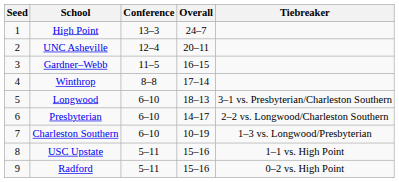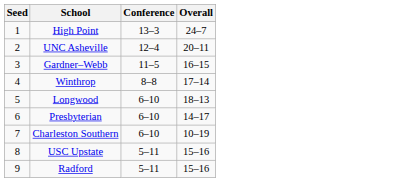- column: (305, 13)
